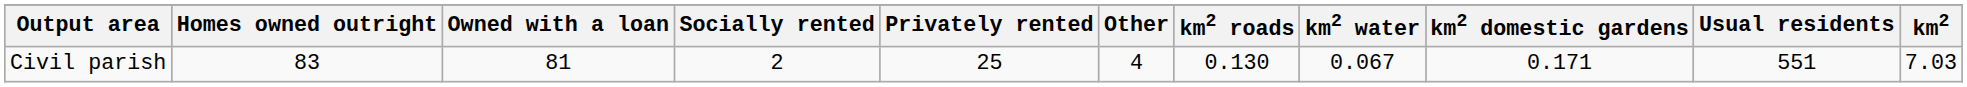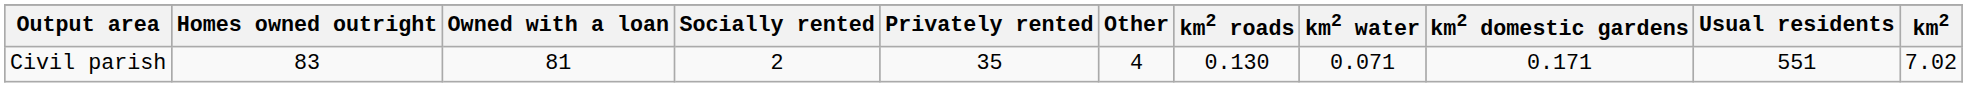(989, 63) 25 -> (989, 63) 35
(1362, 63) 0.067 -> (1362, 63) 0.071
(1931, 63) 7.03 -> (1931, 63) 7.02
